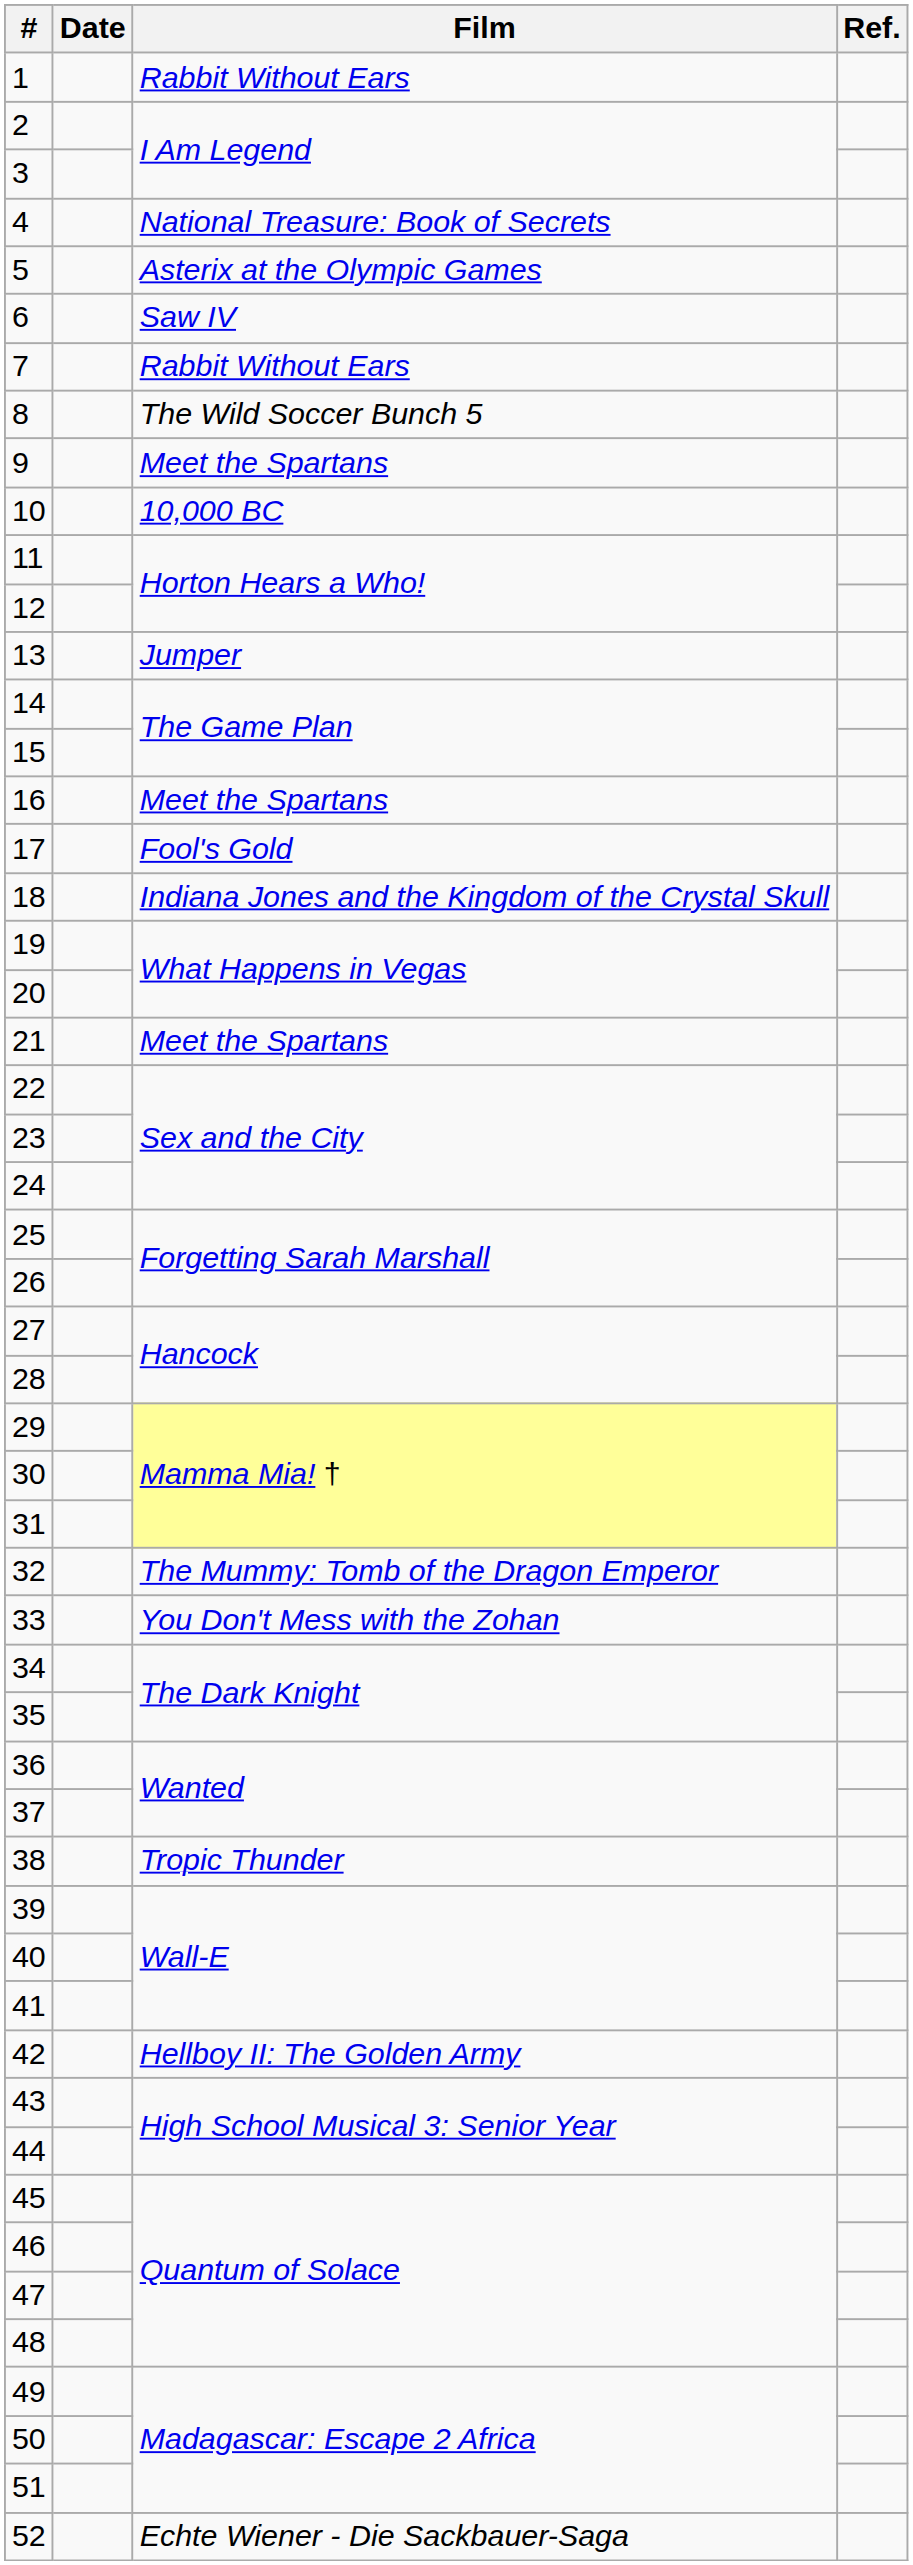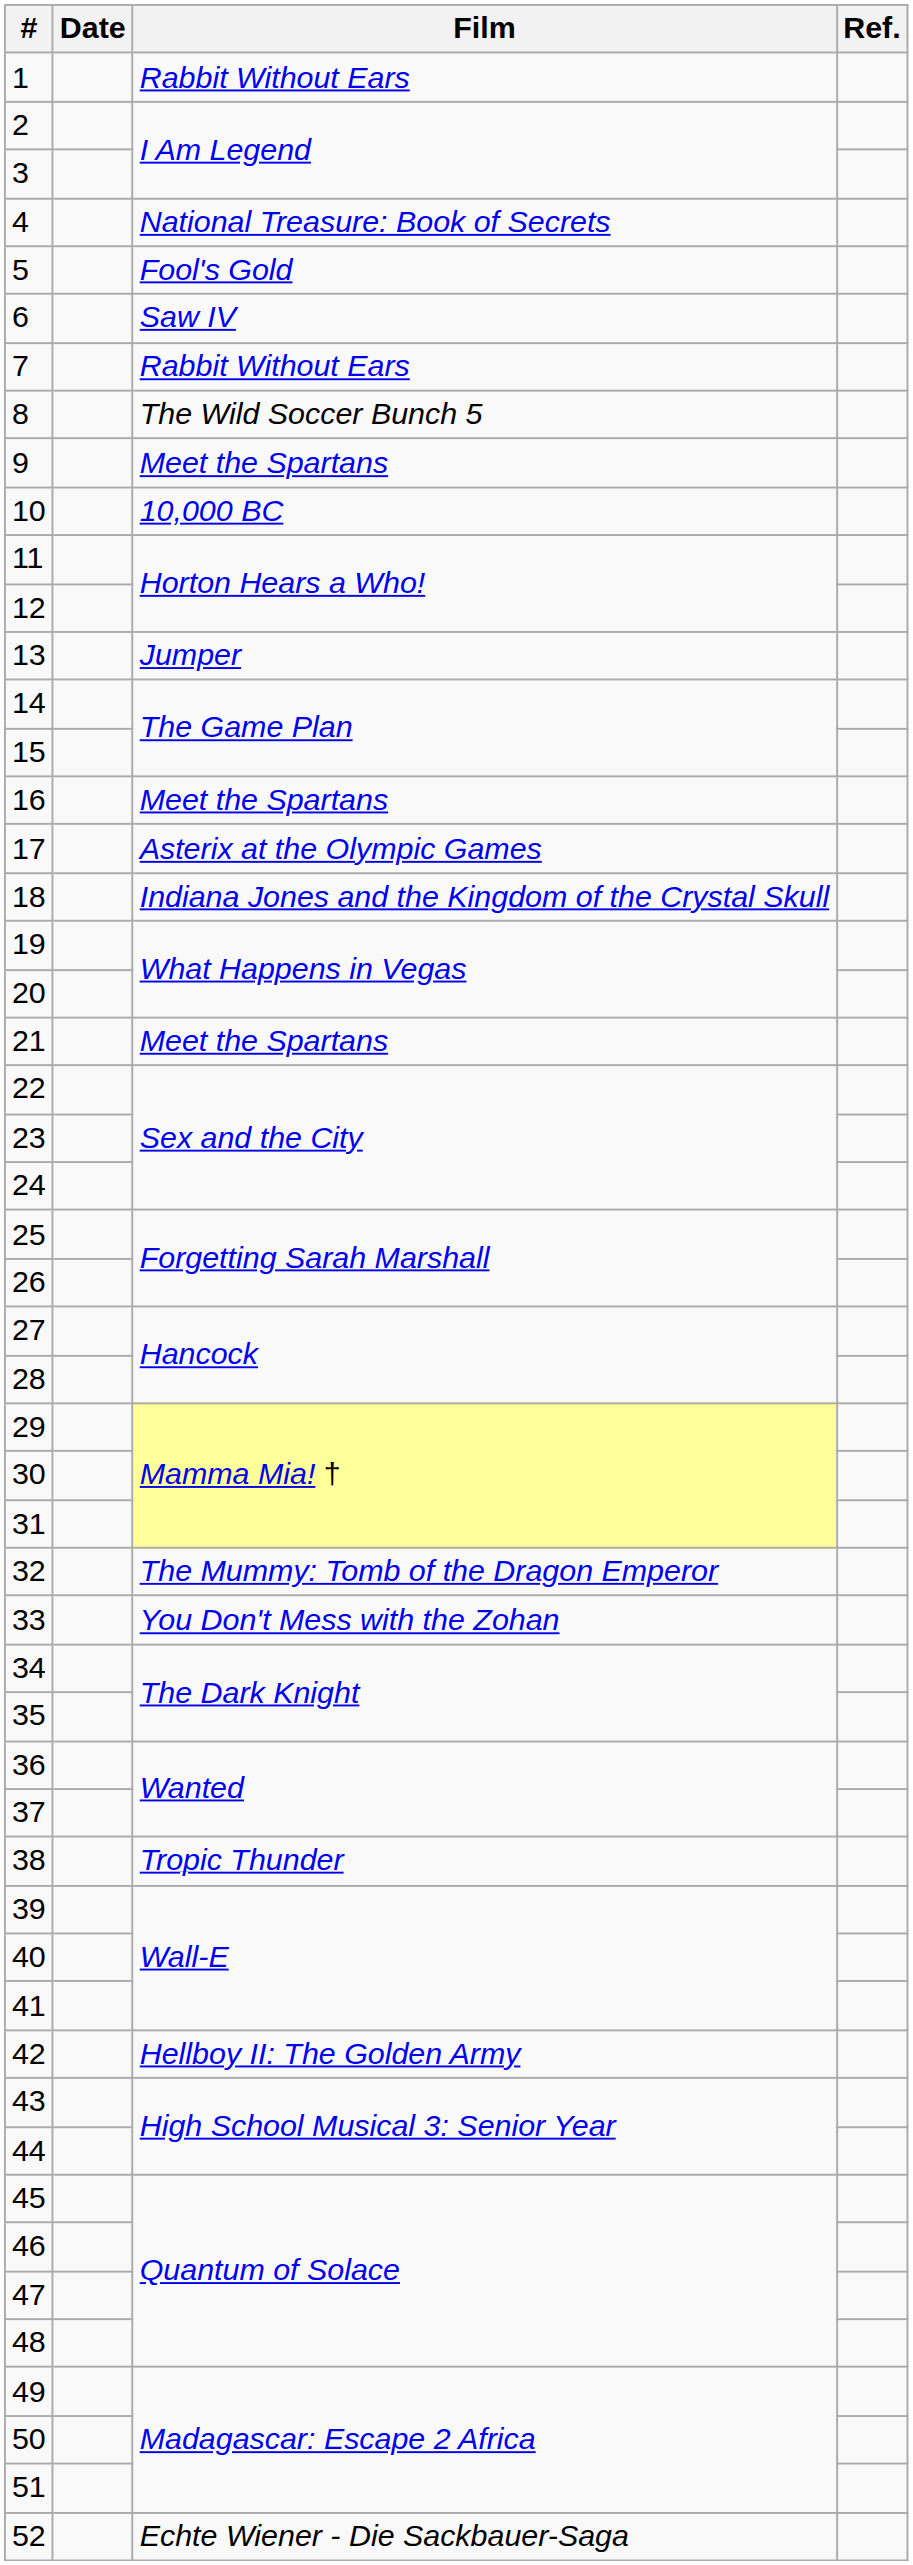(341, 269) Asterix at the Olympic Games -> (216, 269) Fool's Gold
(216, 848) Fool's Gold -> (341, 848) Asterix at the Olympic Games
